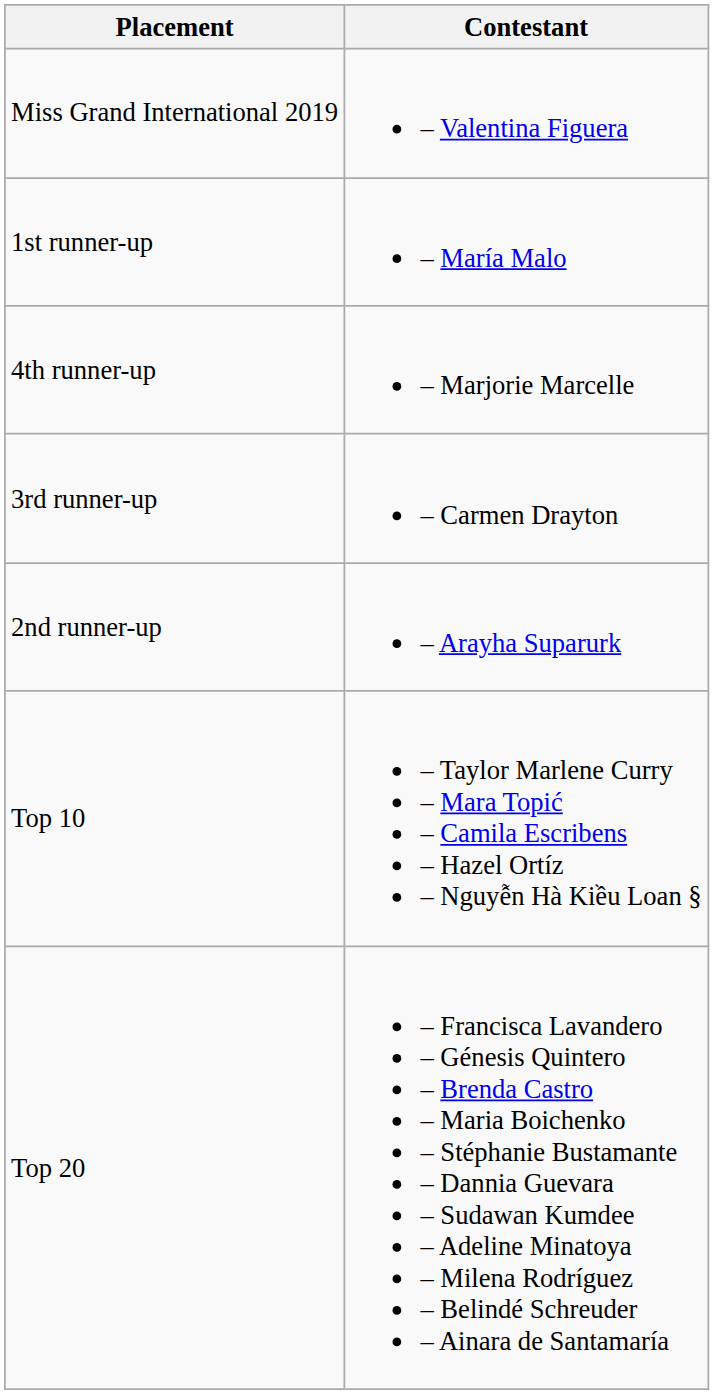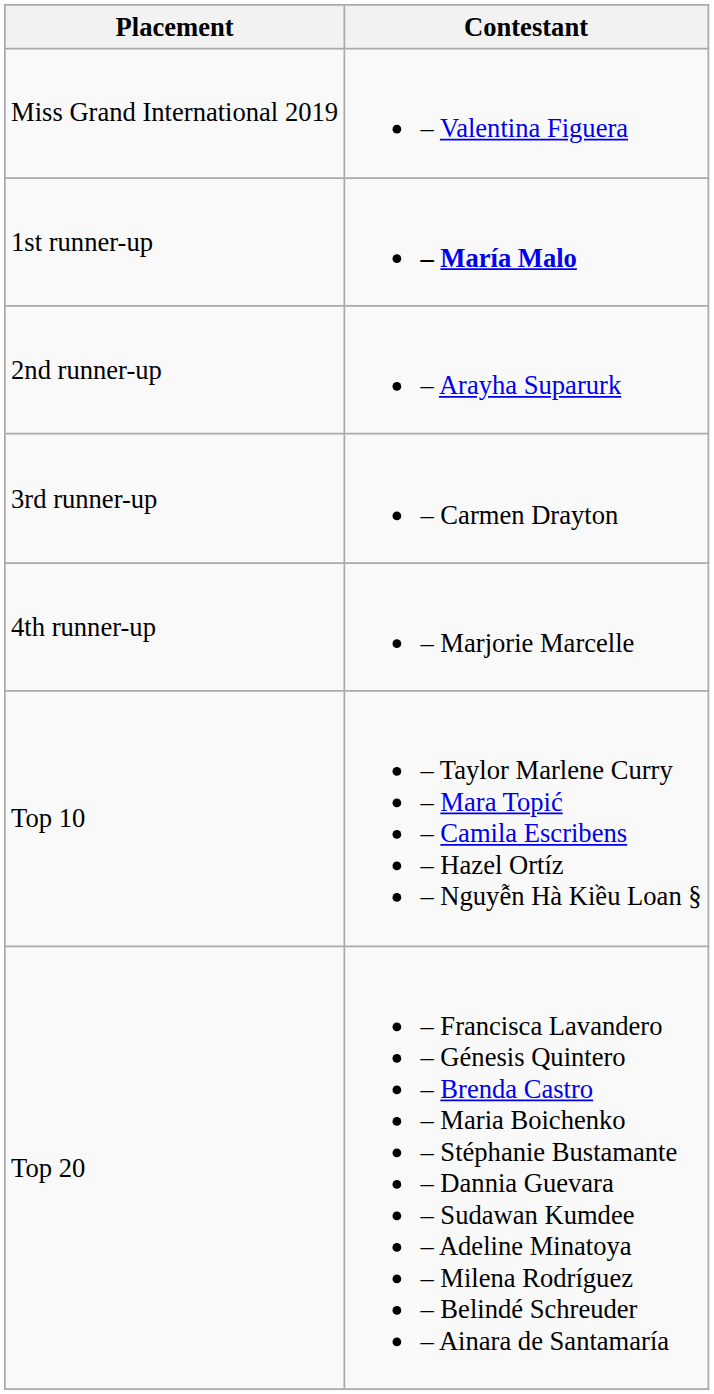(526, 257) normal -> (526, 257) bold
rows swapped: (86, 626) <-> (84, 369)
